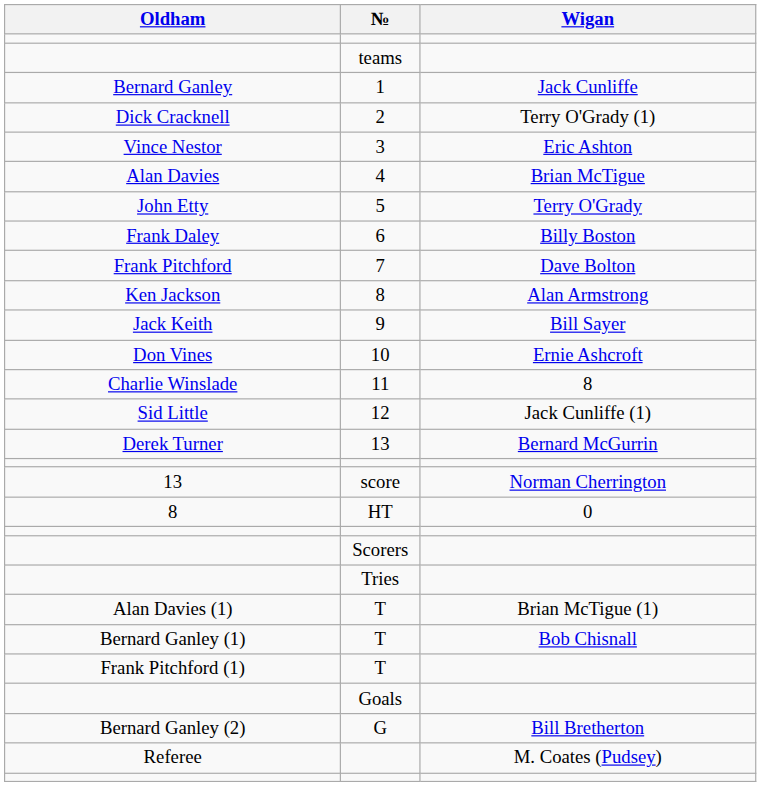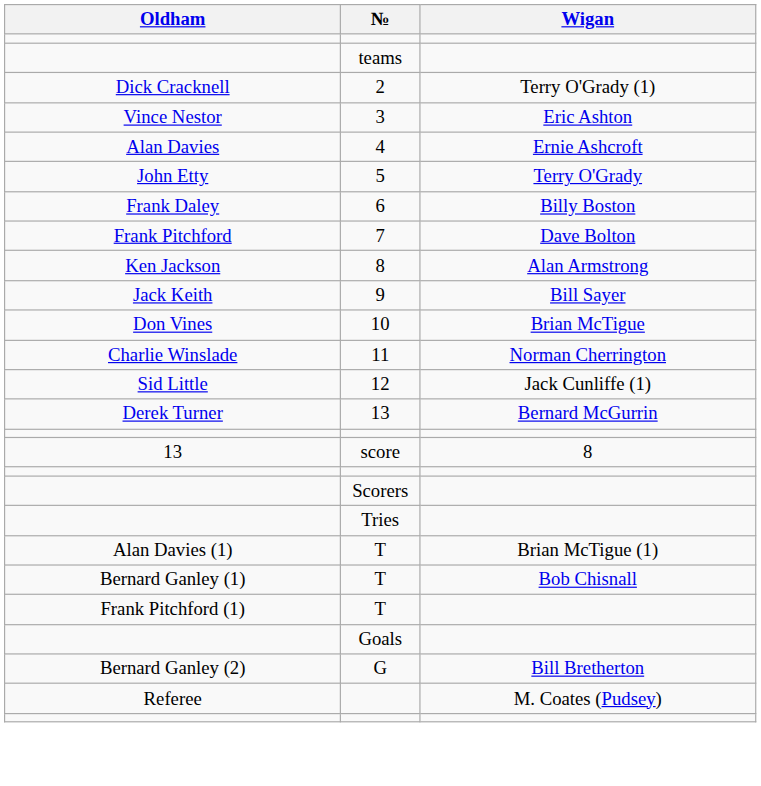- row: (173, 87)
(588, 176) Brian McTigue -> (588, 146) Ernie Ashcroft
(588, 354) Ernie Ashcroft -> (588, 324) Brian McTigue
(588, 384) 8 -> (588, 354) Norman Cherrington
(588, 481) Norman Cherrington -> (588, 452) 8
- row: (173, 511)
